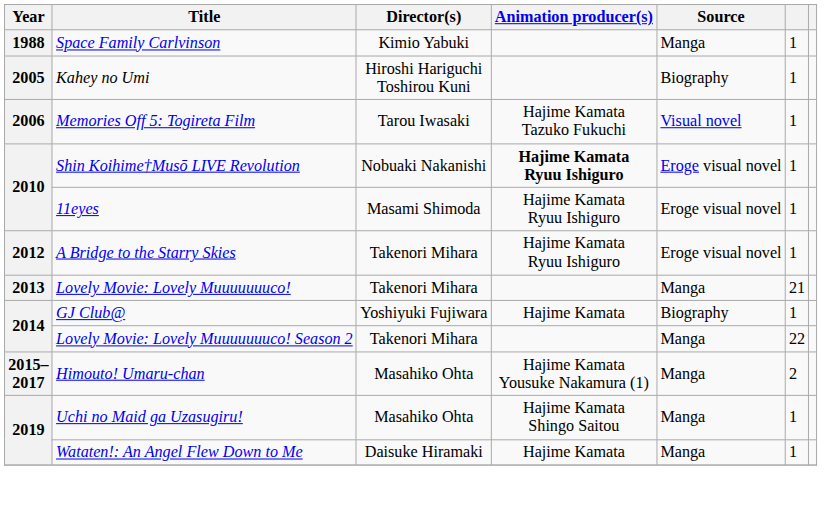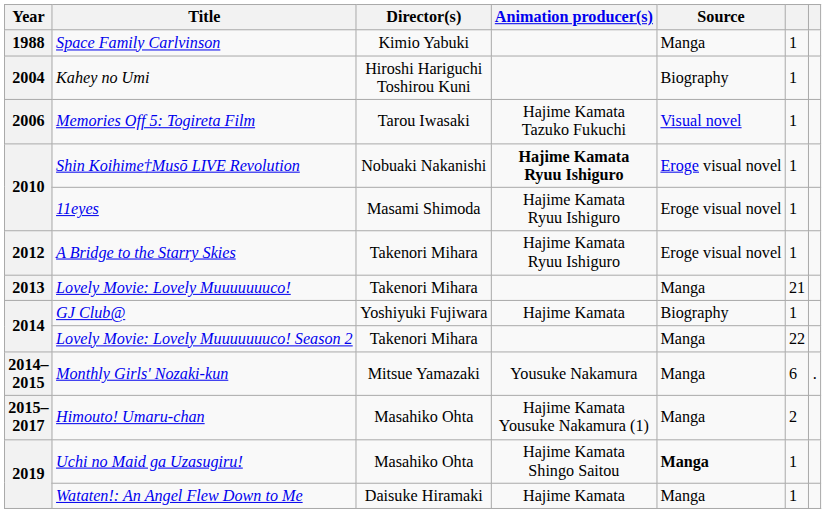(28, 77) 2005 -> (28, 77) 2004
+ row: (142, 373)
(683, 417) normal -> (685, 461) bold
